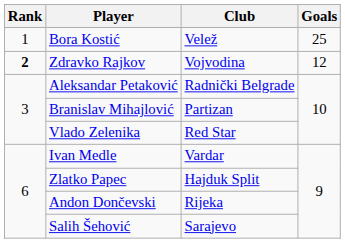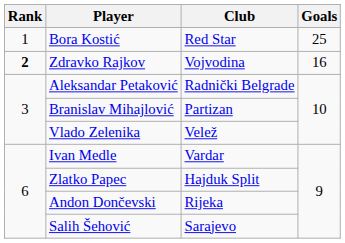(201, 39) Velež -> (210, 39) Red Star
(319, 62) 12 -> (319, 62) 16
(210, 132) Red Star -> (201, 132) Velež
